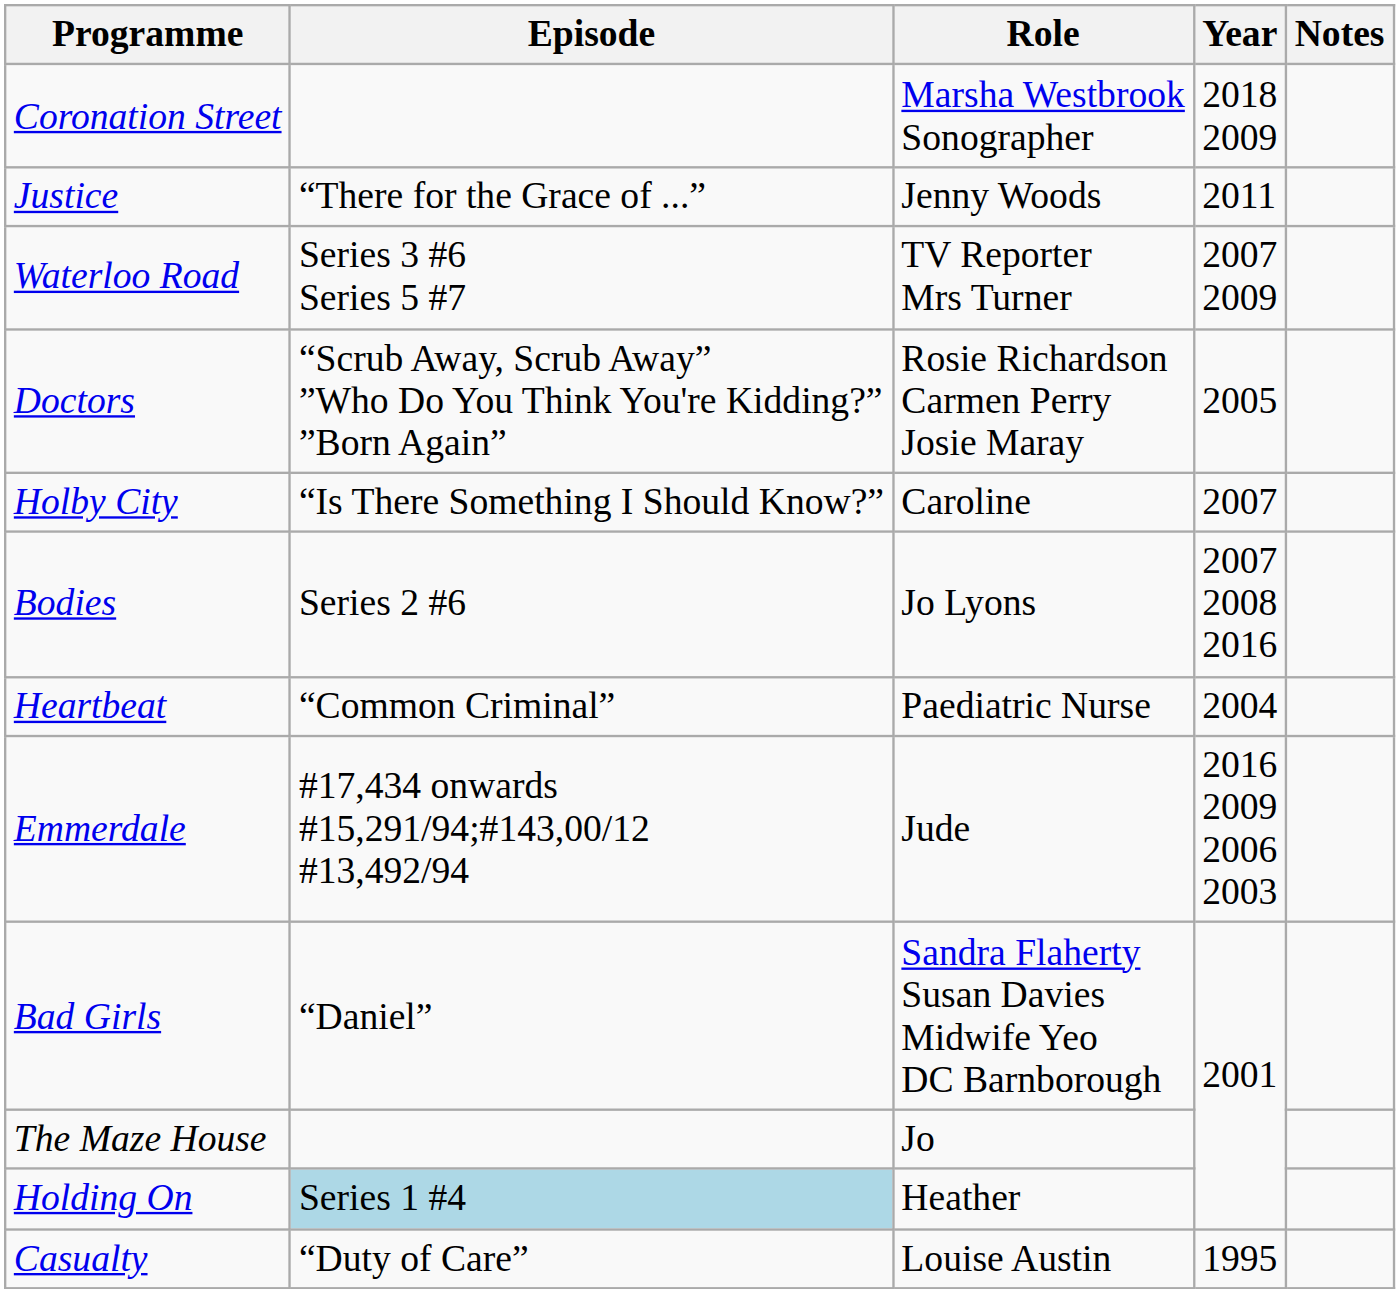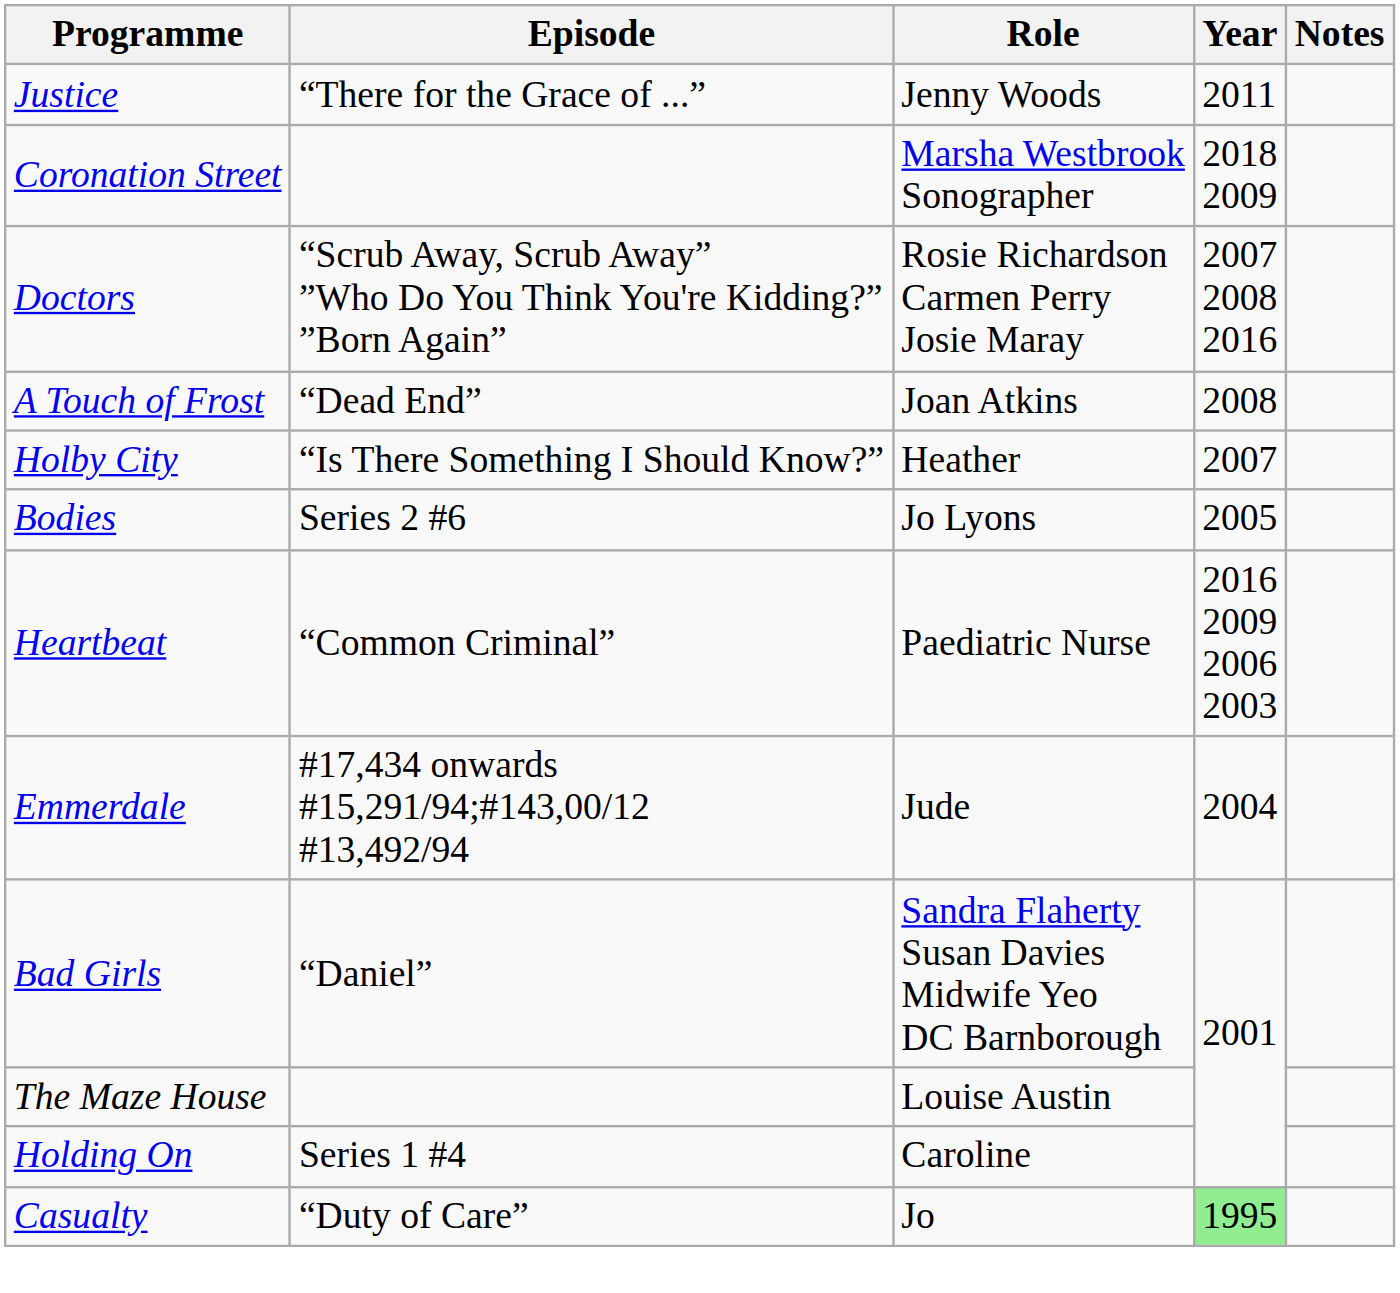rows swapped: (66, 195) <-> (148, 115)
- row: (126, 276)
(1240, 399) 2005 -> (1240, 297) 2007 2008 2016
+ row: (139, 399)
(966, 501) Caroline -> (961, 459) Heather
(1240, 603) 2007 2008 2016 -> (1240, 519) 2005
(1240, 705) 2004 -> (1240, 642) 2016 2009 2006 2003
(1240, 828) 2016 2009 2006 2003 -> (1240, 807) 2004
(918, 1138) Jo -> (1006, 1095) Louise Austin
(382, 1197) lightblue background -> (382, 1155) no background
(961, 1197) Heather -> (966, 1155) Caroline
(1006, 1257) Louise Austin -> (918, 1215) Jo
(1240, 1257) no background -> (1240, 1215) lightgreen background
